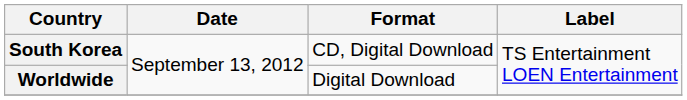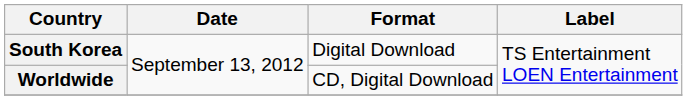(403, 49) CD, Digital Download -> (384, 49) Digital Download
(384, 79) Digital Download -> (403, 79) CD, Digital Download
